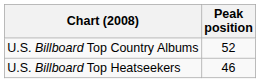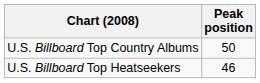(229, 48) 52 -> (229, 48) 50
